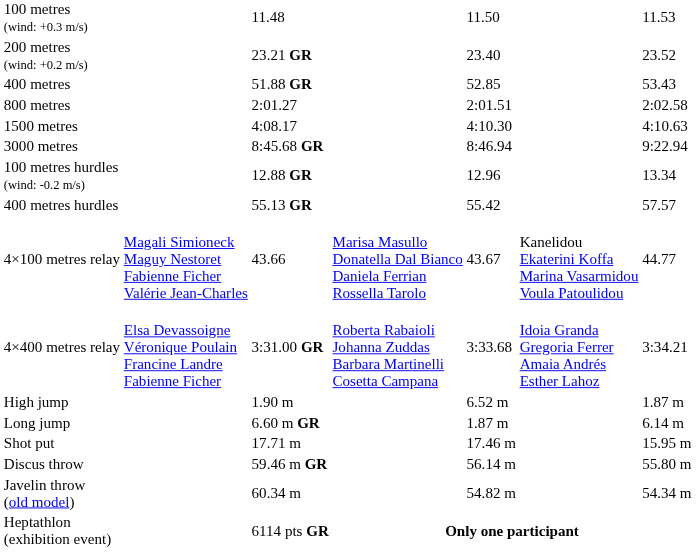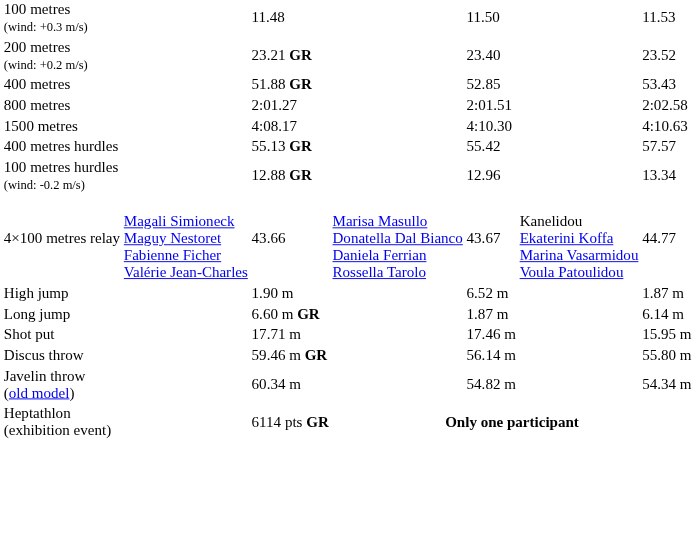- row: (41, 146)
rows swapped: (61, 175) <-> (61, 204)
- row: (62, 347)
